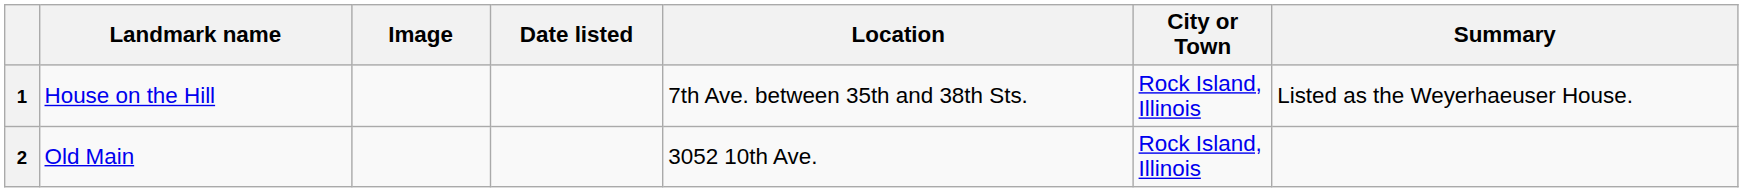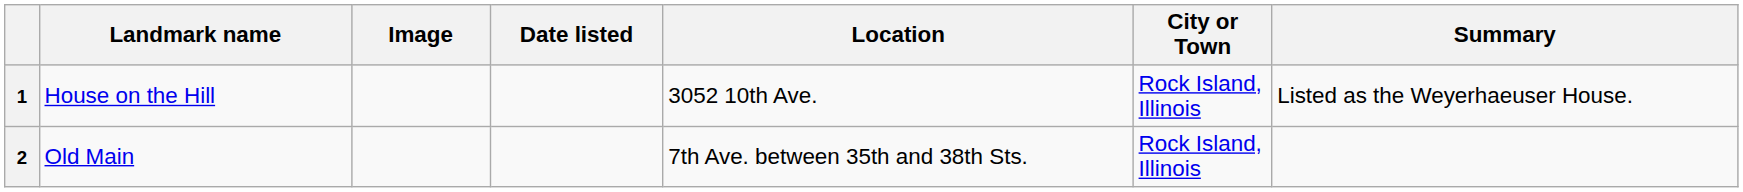(848, 95) 7th Ave. between 35th and 38th Sts. -> (743, 95) 3052 10th Ave.
(743, 156) 3052 10th Ave. -> (848, 156) 7th Ave. between 35th and 38th Sts.
